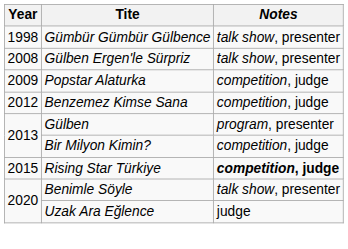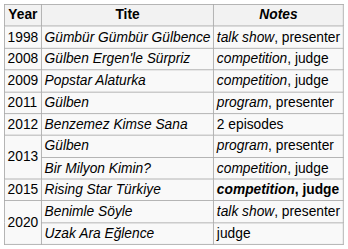(278, 59) talk show, presenter -> (273, 59) competition, judge
+ row: (22, 102)
(273, 102) competition, judge -> (250, 124) 2 episodes
